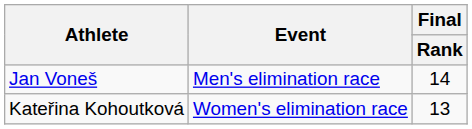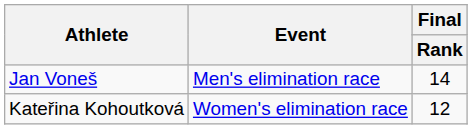(440, 109) 13 -> (440, 109) 12
